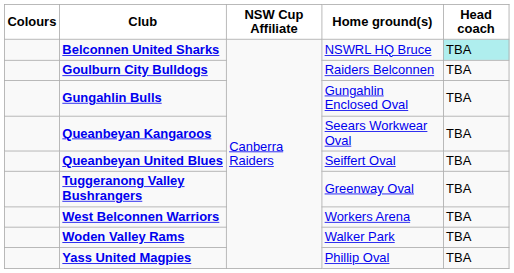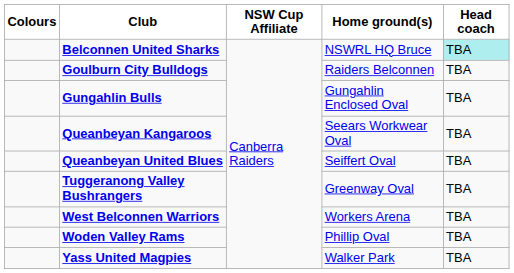(360, 237) Walker Park -> (357, 237) Phillip Oval
(357, 258) Phillip Oval -> (360, 258) Walker Park
